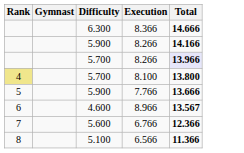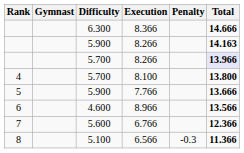+ column: (188, 12)
(186, 44) 14.166 -> (223, 44) 14.163
(18, 76) khaki background -> (18, 76) no background
(186, 108) 13.567 -> (223, 108) 13.566
